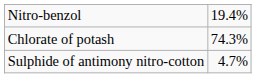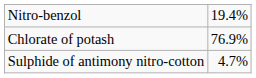(229, 38) 74.3% -> (229, 38) 76.9%
